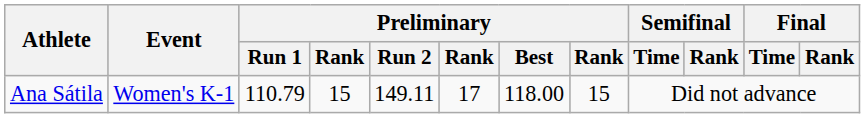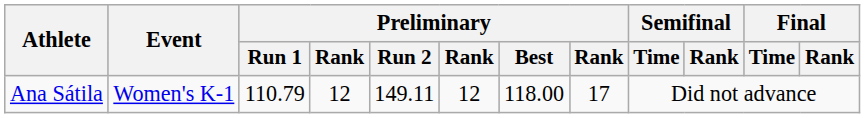(340, 94) 15 -> (340, 94) 12
(469, 94) 17 -> (469, 94) 12
(599, 94) 15 -> (599, 94) 17
